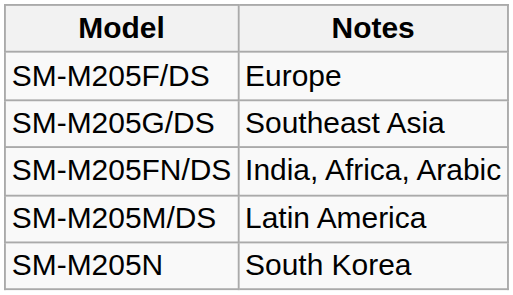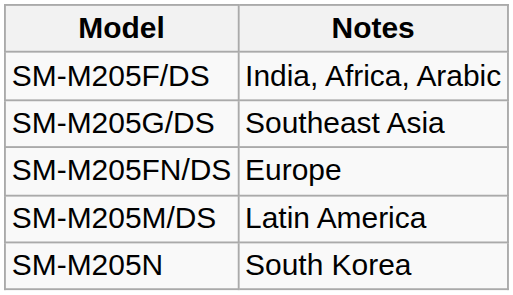(293, 75) Europe -> (373, 75) India, Africa, Arabic
(373, 170) India, Africa, Arabic -> (293, 170) Europe
